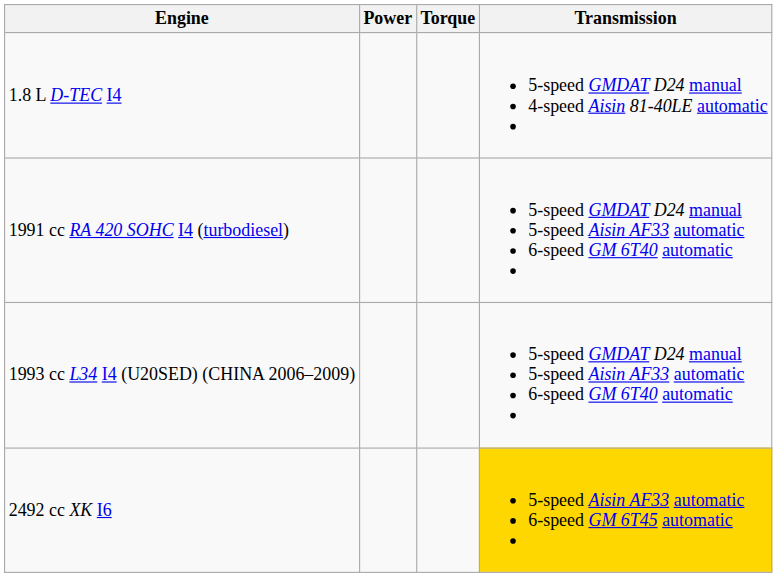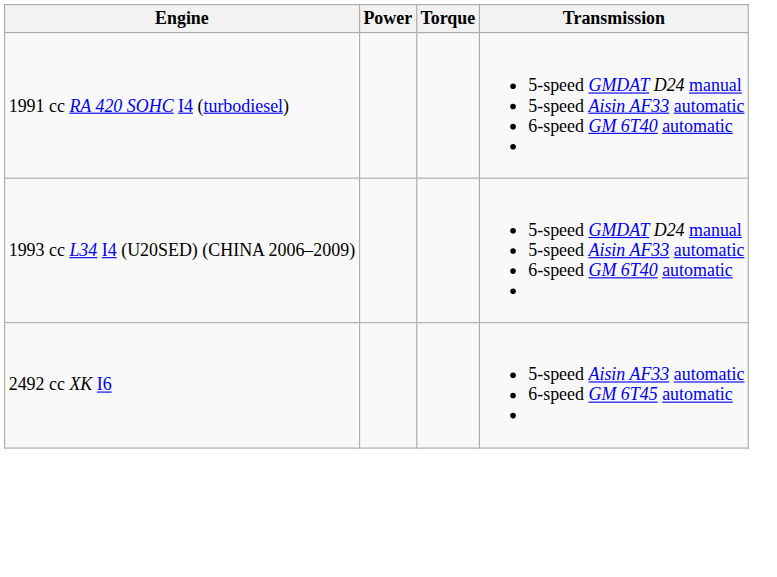- row: (65, 95)
(626, 520) gold background -> (614, 395) no background
